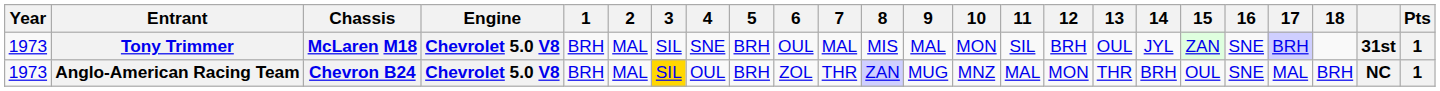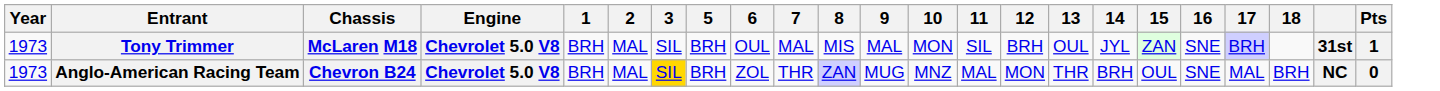- column: (708, 19)
(1417, 73) 1 -> (1374, 73) 0
